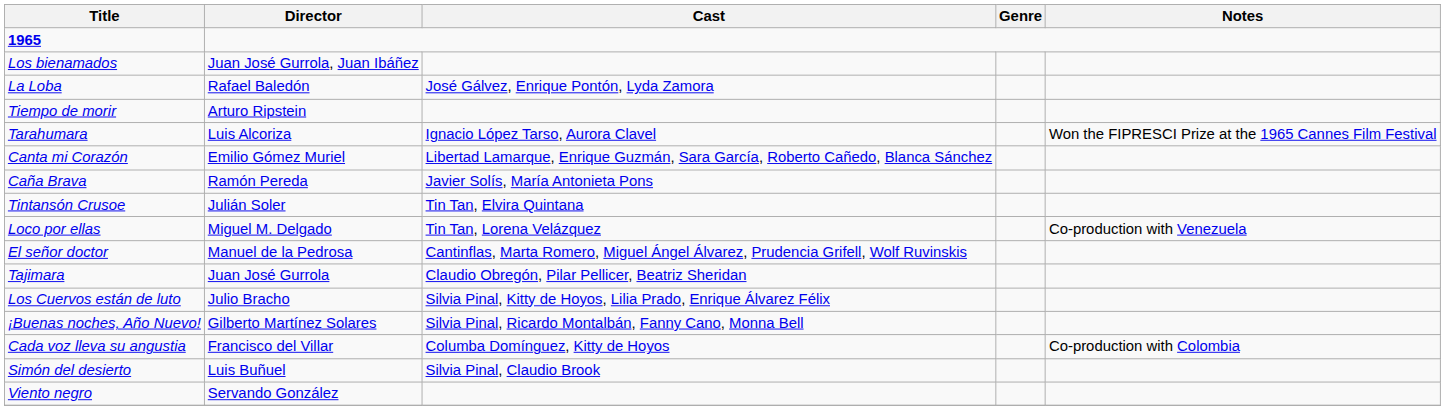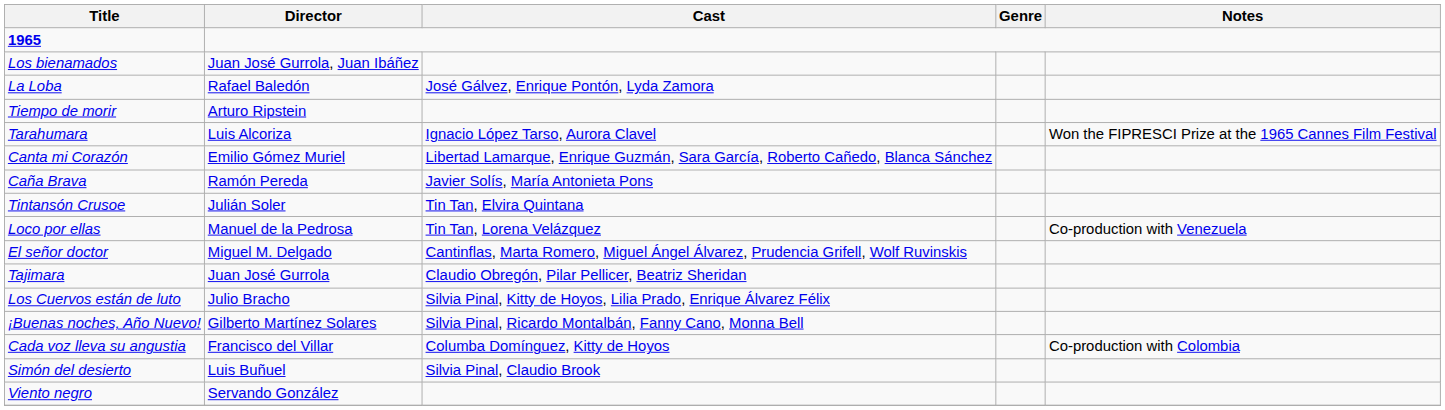(270, 228) Miguel M. Delgado -> (280, 228) Manuel de la Pedrosa
(280, 252) Manuel de la Pedrosa -> (270, 252) Miguel M. Delgado
